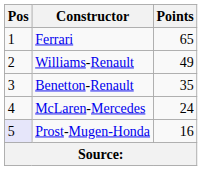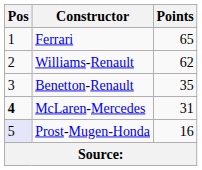(187, 62) 49 -> (187, 62) 62
(11, 108) normal -> (11, 108) bold
(187, 108) 24 -> (187, 108) 31
